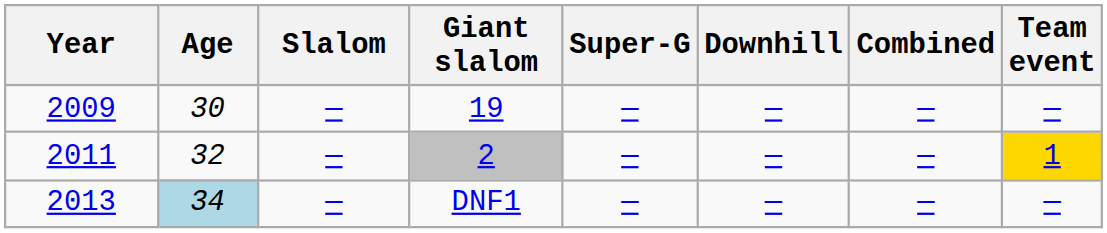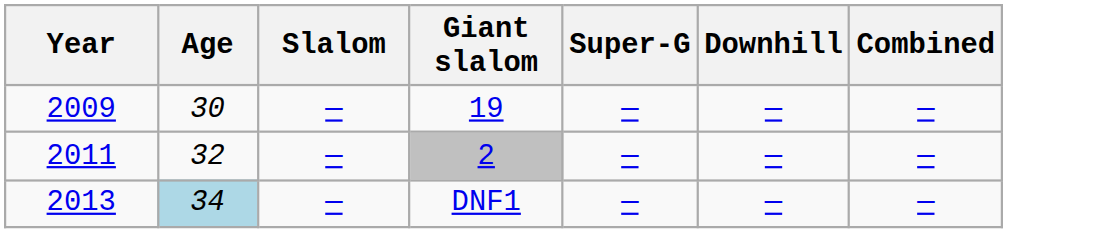- column: (1052, 45)
